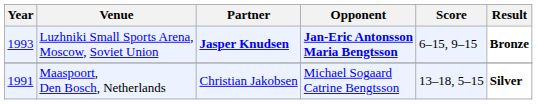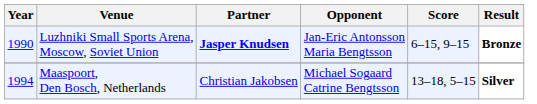(20, 44) 1993 -> (20, 44) 1990
(358, 44) bold -> (354, 44) normal
(20, 81) 1991 -> (20, 81) 1994
